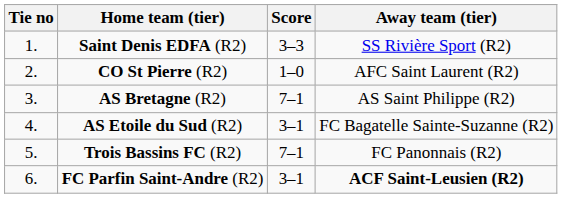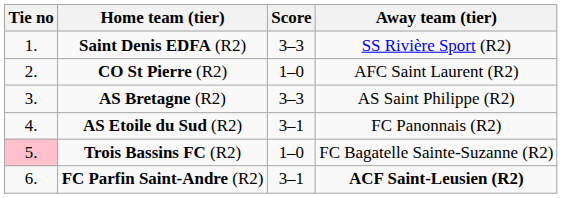(291, 98) 7–1 -> (291, 98) 3–3
(436, 125) FC Bagatelle Sainte-Suzanne (R2) -> (436, 125) FC Panonnais (R2)
(31, 152) no background -> (31, 152) pink background
(291, 152) 7–1 -> (291, 152) 1–0
(436, 152) FC Panonnais (R2) -> (436, 152) FC Bagatelle Sainte-Suzanne (R2)
